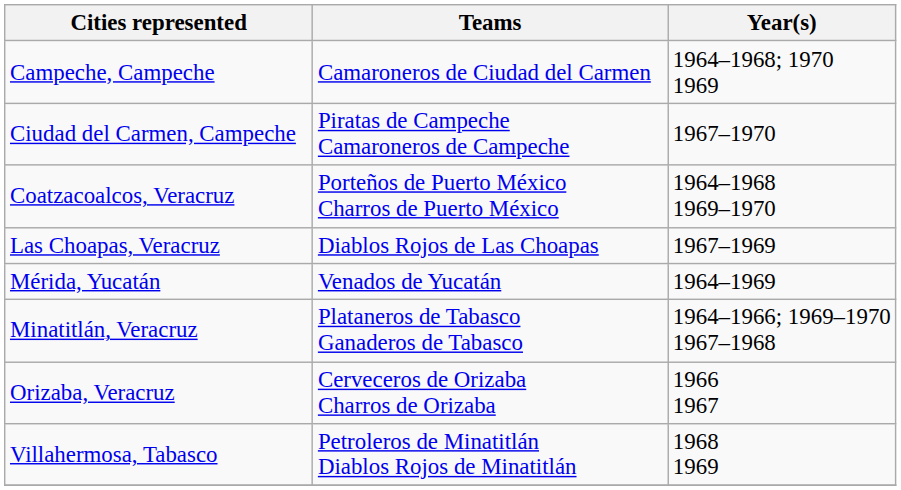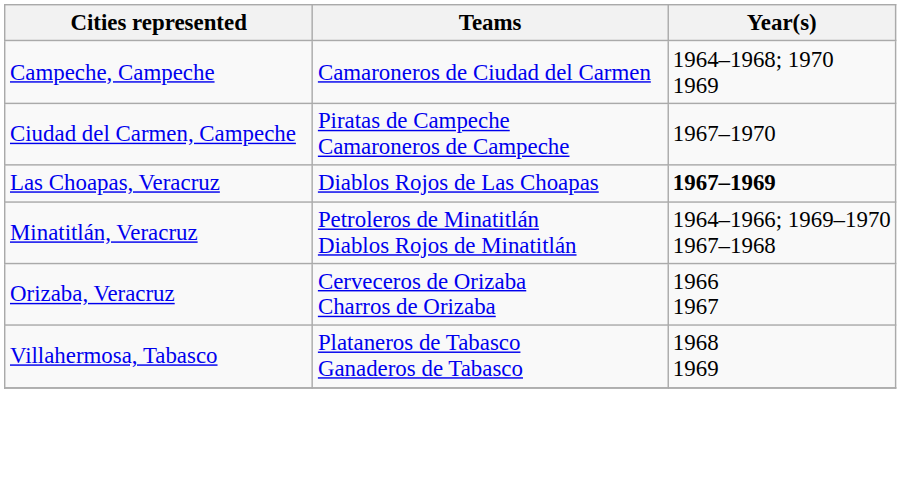- row: (122, 195)
(724, 245) normal -> (724, 182) bold
- row: (85, 281)
(420, 330) Plataneros de Tabasco Ganaderos de Tabasco -> (447, 232) Petroleros de Minatitlán Diablos Rojos de Minatitlán
(447, 454) Petroleros de Minatitlán Diablos Rojos de Minatitlán -> (420, 356) Plataneros de Tabasco Ganaderos de Tabasco
